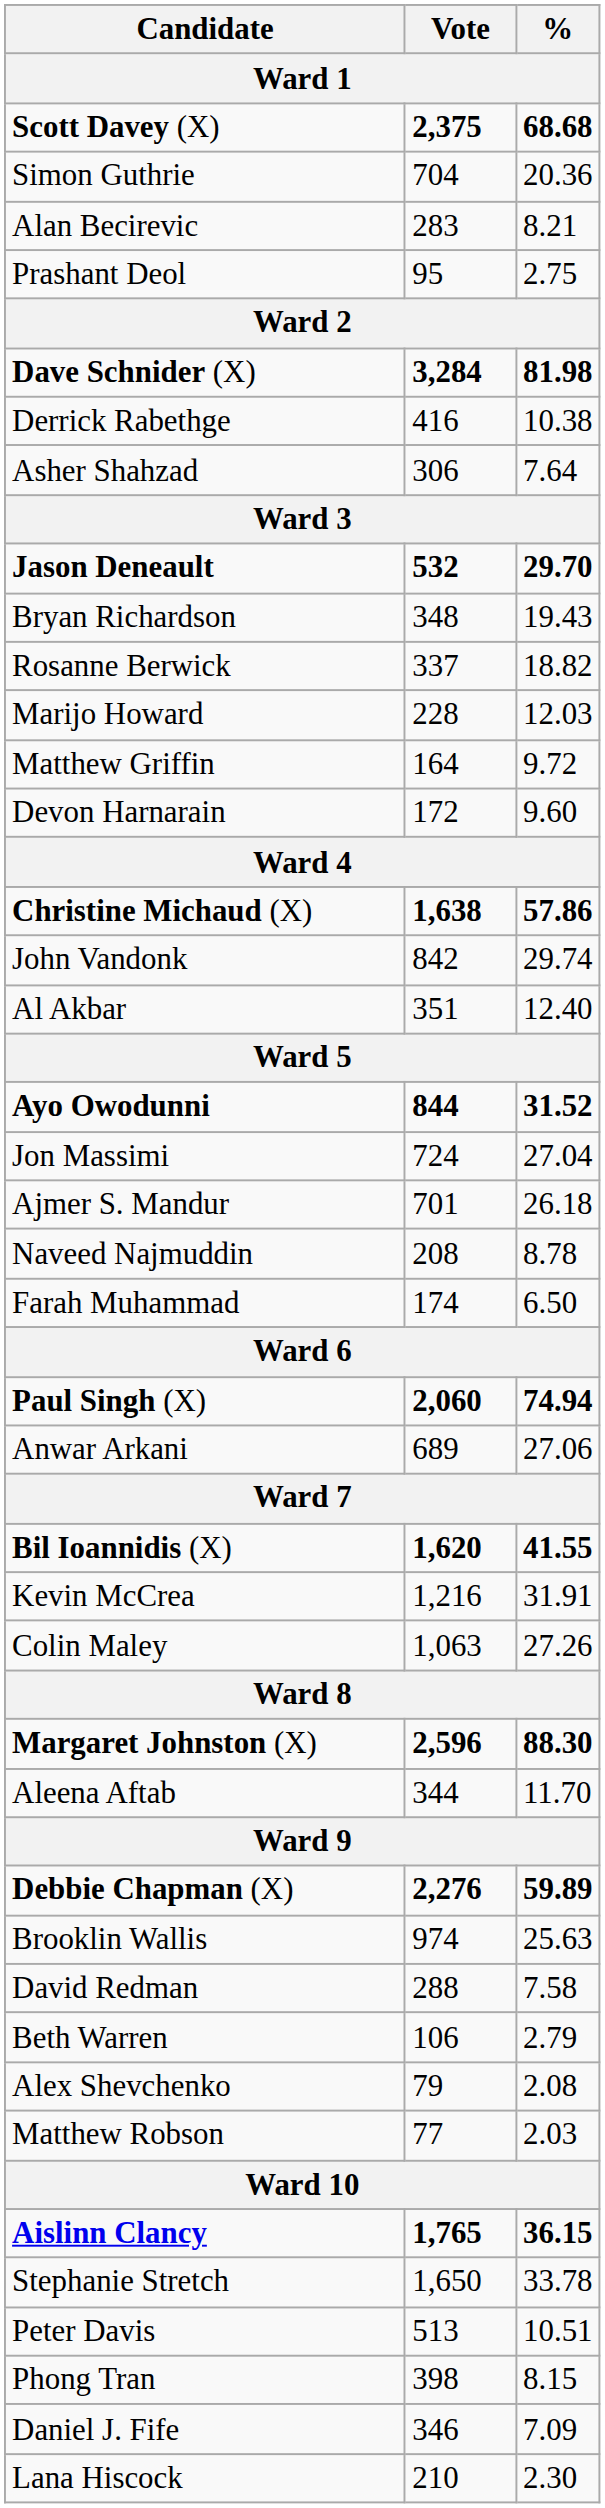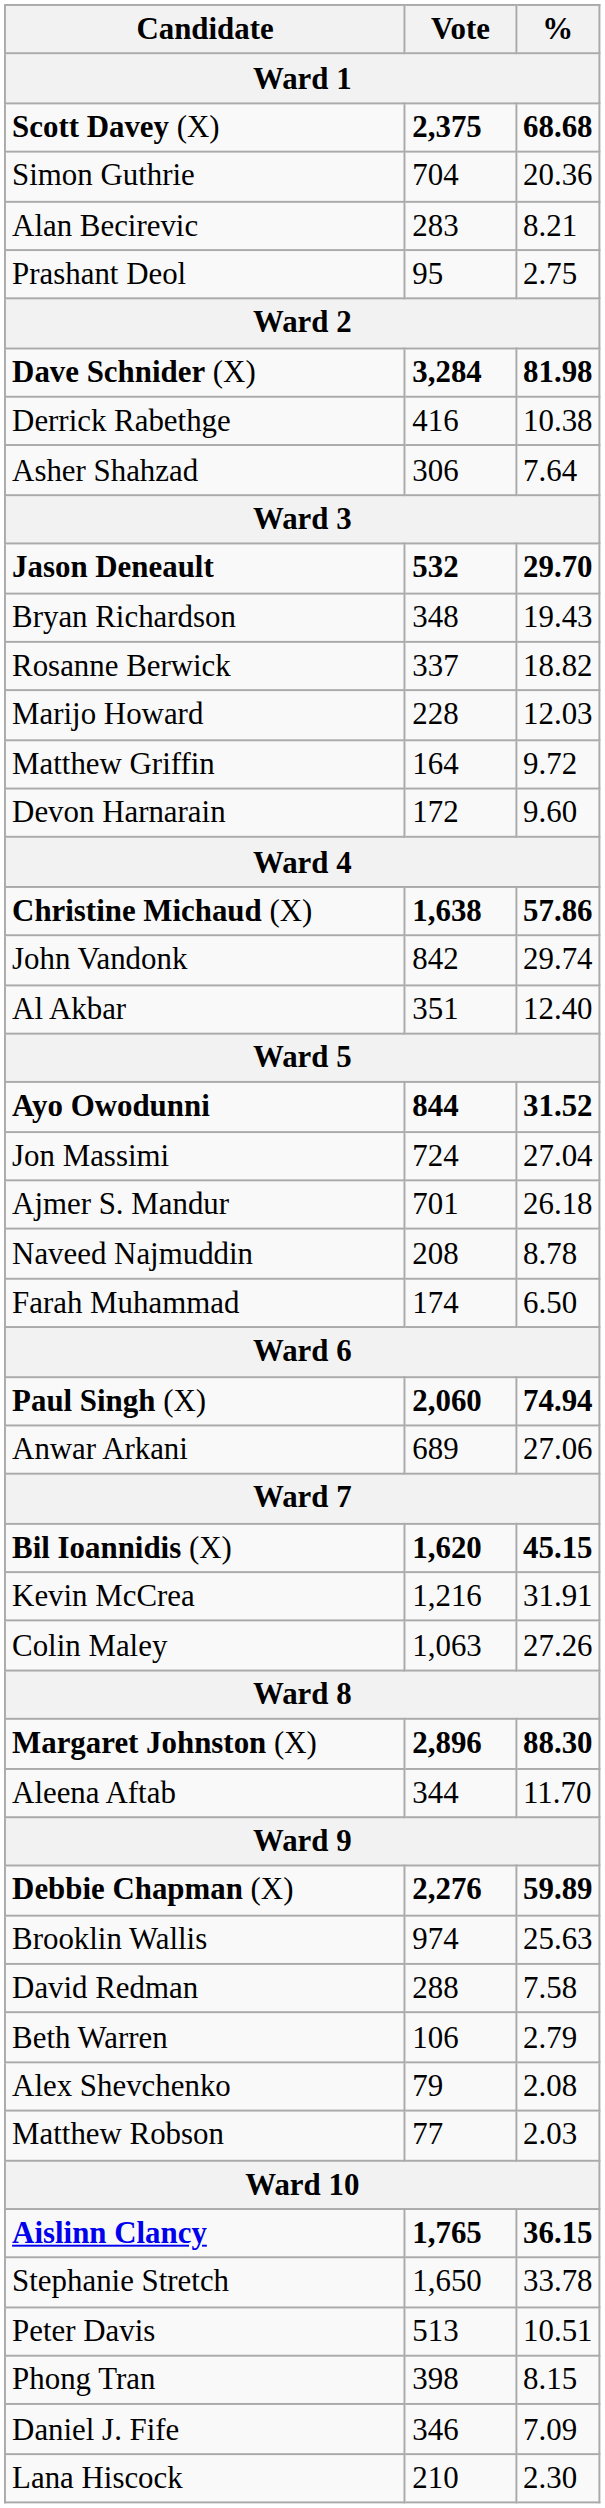(558, 1547) 41.55 -> (558, 1547) 45.15
(447, 1743) 2,596 -> (447, 1743) 2,896
